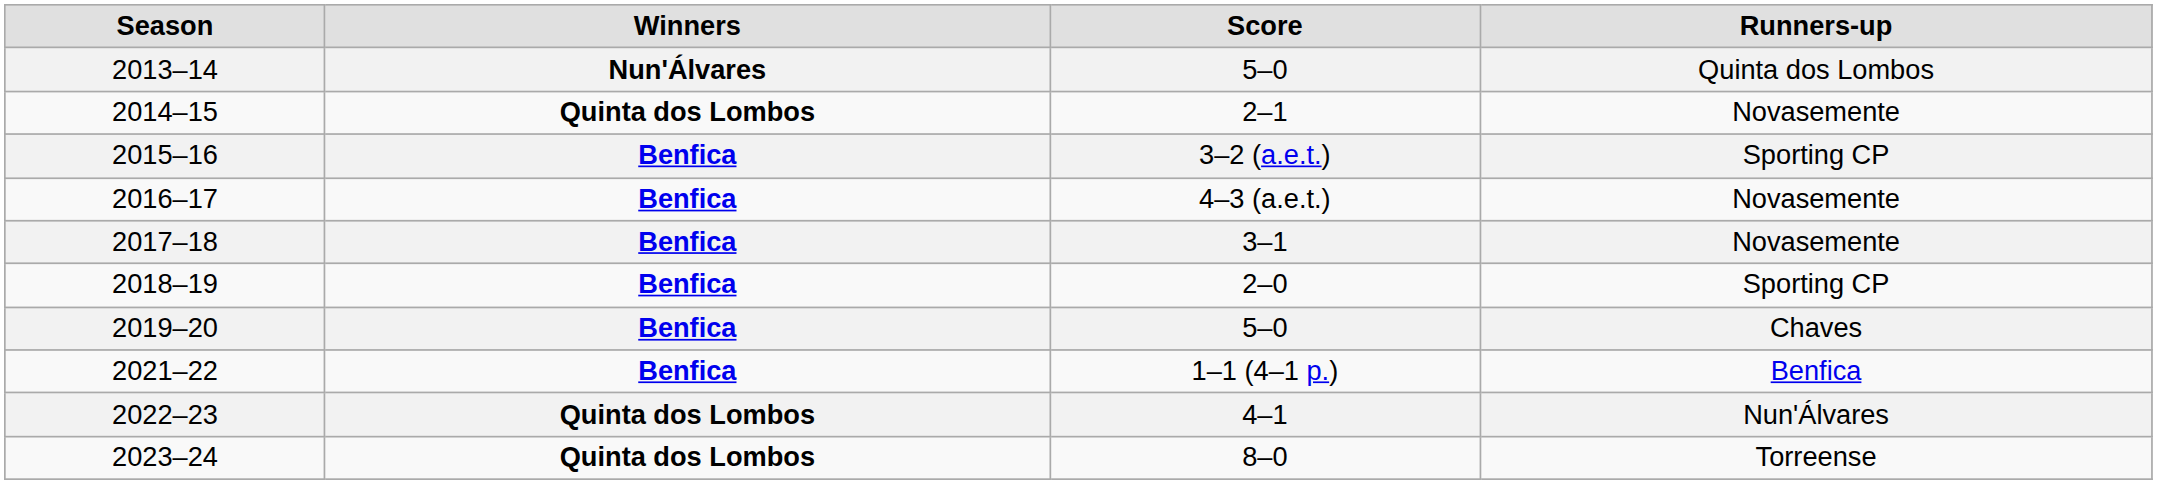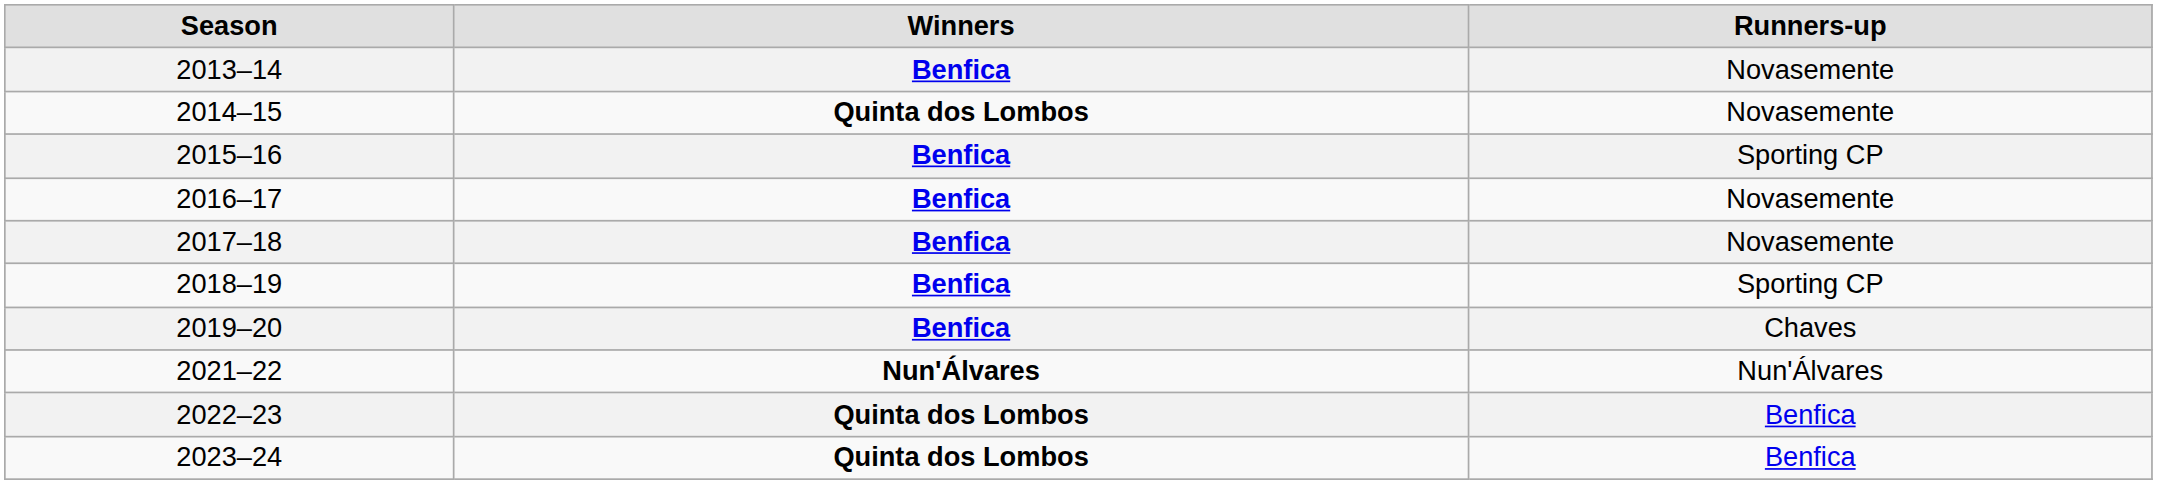- column: (1265, 26)
(687, 69) Nun'Álvares -> (961, 69) Benfica
(1816, 69) Quinta dos Lombos -> (1810, 69) Novasemente
(687, 371) Benfica -> (961, 371) Nun'Álvares
(1816, 371) Benfica -> (1810, 371) Nun'Álvares
(1816, 414) Nun'Álvares -> (1810, 414) Benfica
(1816, 457) Torreense -> (1810, 457) Benfica
